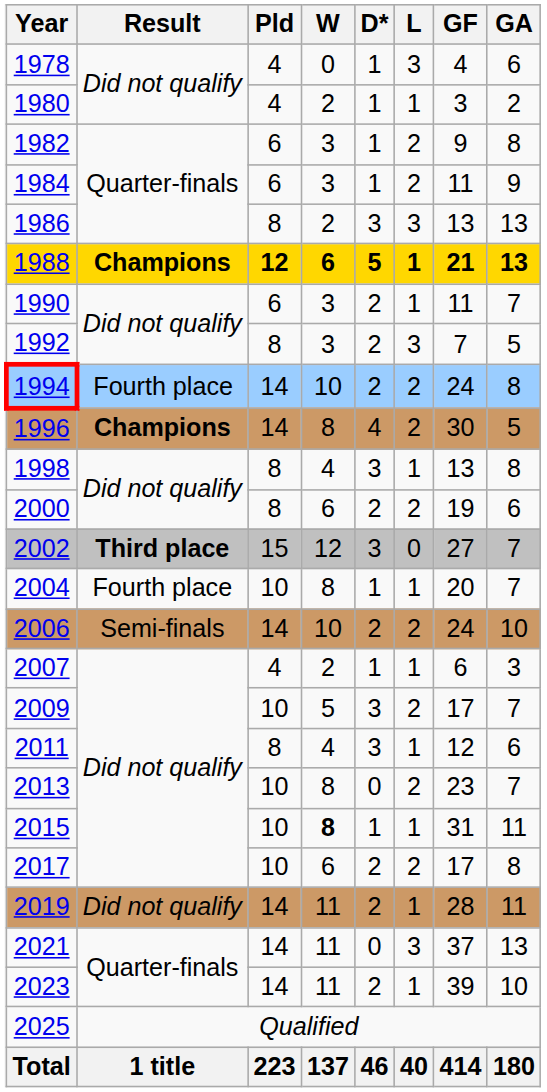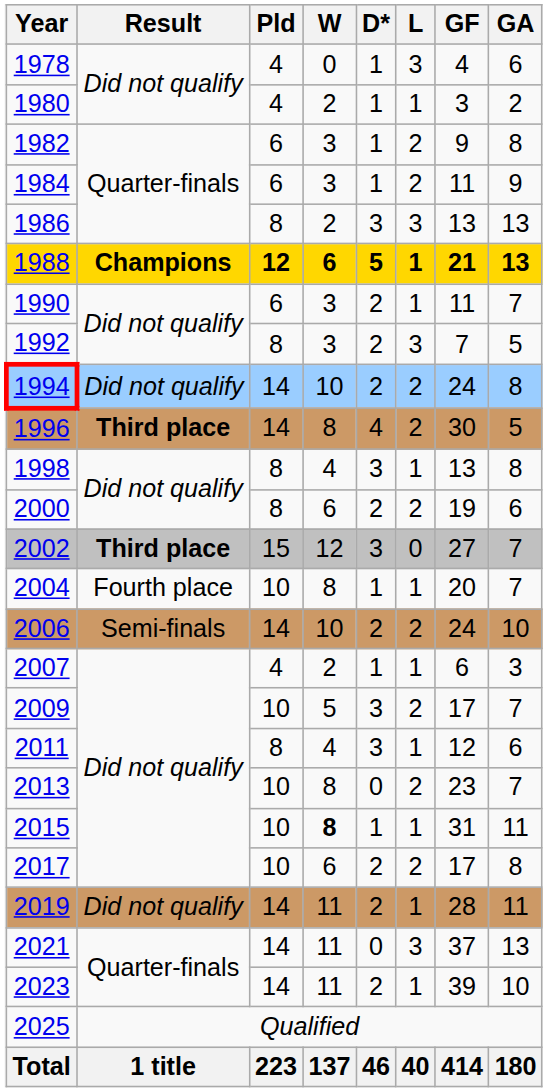(163, 386) Fourth place -> (164, 386) Did not qualify
(162, 428) Champions -> (163, 428) Third place
